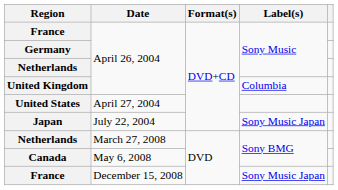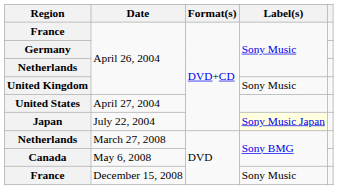(264, 85) Columbia -> (269, 85) Sony Music
(283, 121) no background -> (283, 121) lightyellow background
(283, 175) Sony Music Japan -> (269, 175) Sony Music
